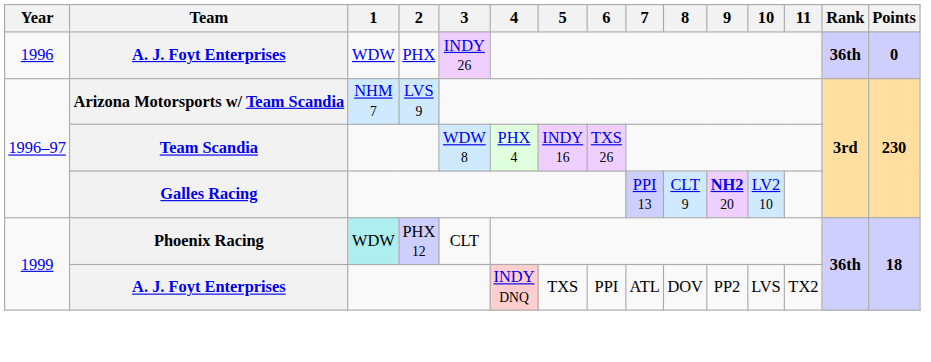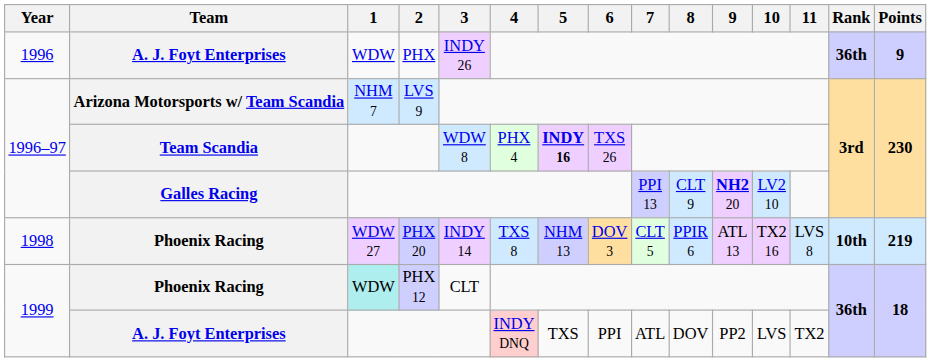(894, 55) 0 -> (900, 55) 9
(563, 148) normal -> (563, 148) bold
+ row: (209, 241)
